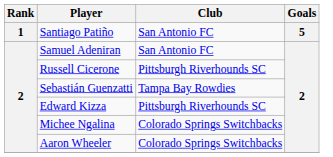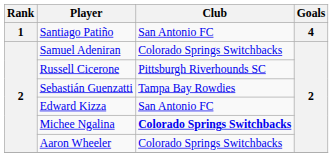(302, 32) 5 -> (311, 32) 4
(176, 50) San Antonio FC -> (210, 50) Colorado Springs Switchbacks
(202, 106) Pittsburgh Riverhounds SC -> (176, 106) San Antonio FC
(210, 124) normal -> (215, 124) bold
